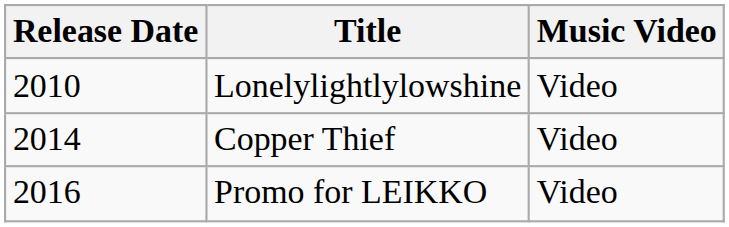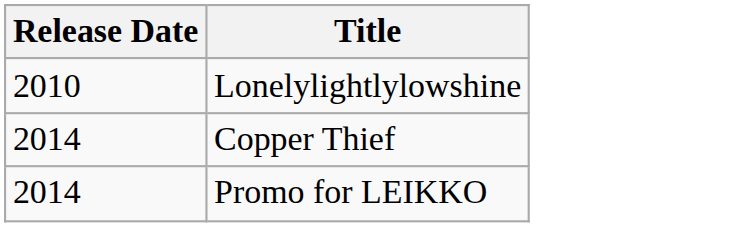- column: (627, 31)
(47, 192) 2016 -> (47, 192) 2014
